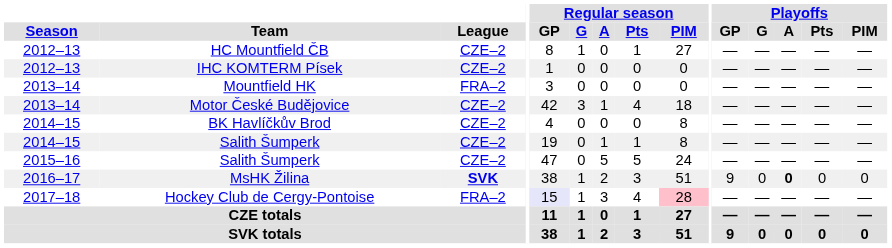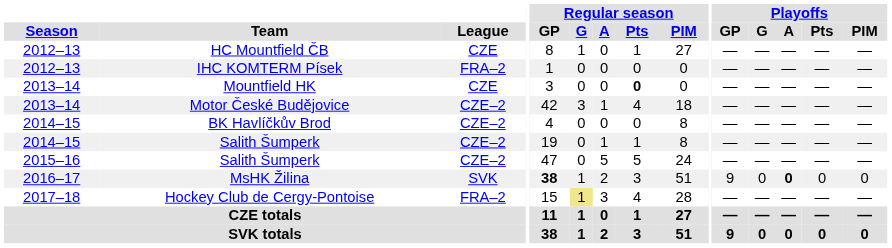(483, 50) CZE–2 -> (483, 50) CZE
(483, 68) CZE–2 -> (483, 68) FRA–2
(483, 86) FRA–2 -> (483, 86) CZE
(637, 86) normal -> (637, 86) bold
(483, 178) bold -> (483, 178) normal
(549, 178) normal -> (549, 178) bold
(549, 197) lavender background -> (549, 197) no background
(581, 197) no background -> (581, 197) khaki background
(684, 197) pink background -> (684, 197) no background
